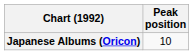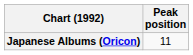(166, 41) 10 -> (166, 41) 11
